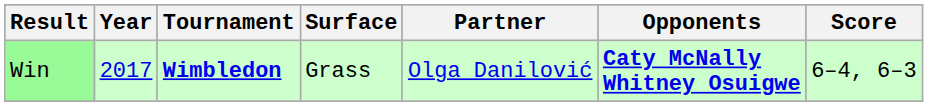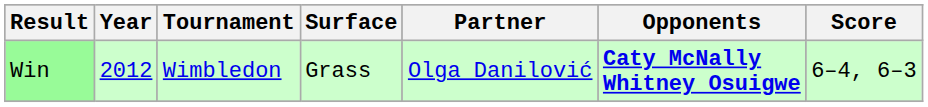(126, 71) 2017 -> (126, 71) 2012
(222, 71) bold -> (222, 71) normal
